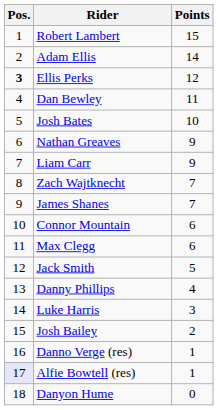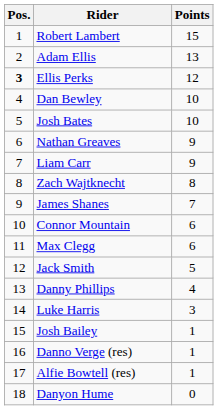(192, 57) 14 -> (192, 57) 13
(192, 99) 11 -> (192, 99) 10
(192, 183) 7 -> (192, 183) 8
(192, 330) 2 -> (192, 330) 1
(19, 373) lavender background -> (19, 373) no background
